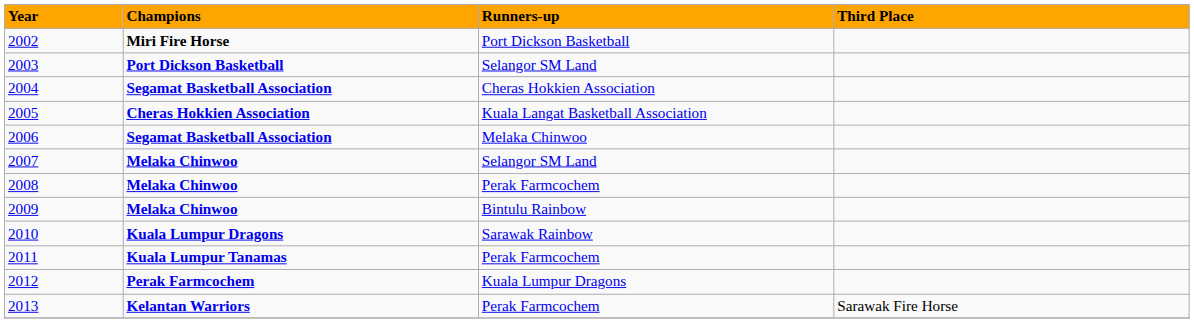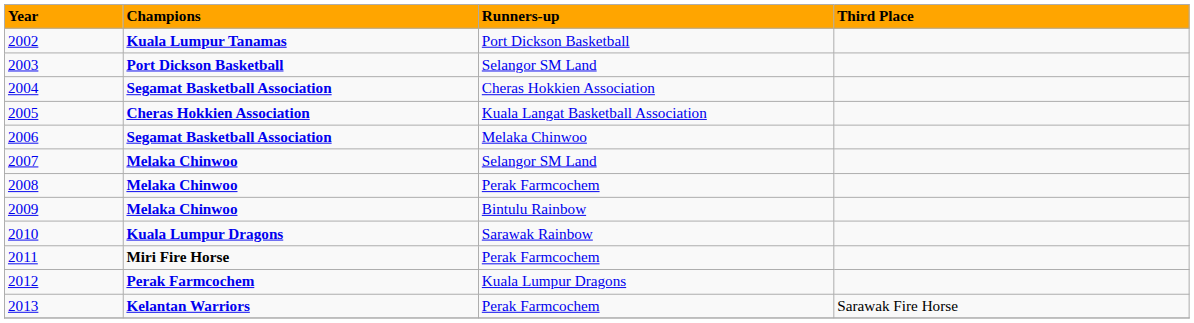(178, 40) Miri Fire Horse -> (207, 40) Kuala Lumpur Tanamas
(207, 257) Kuala Lumpur Tanamas -> (178, 257) Miri Fire Horse
